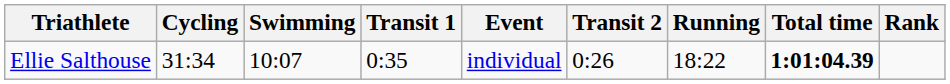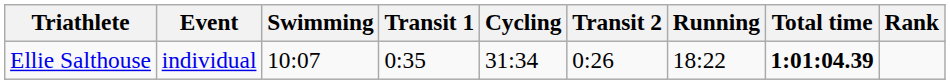columns swapped: (514, 23) <-> (200, 23)
